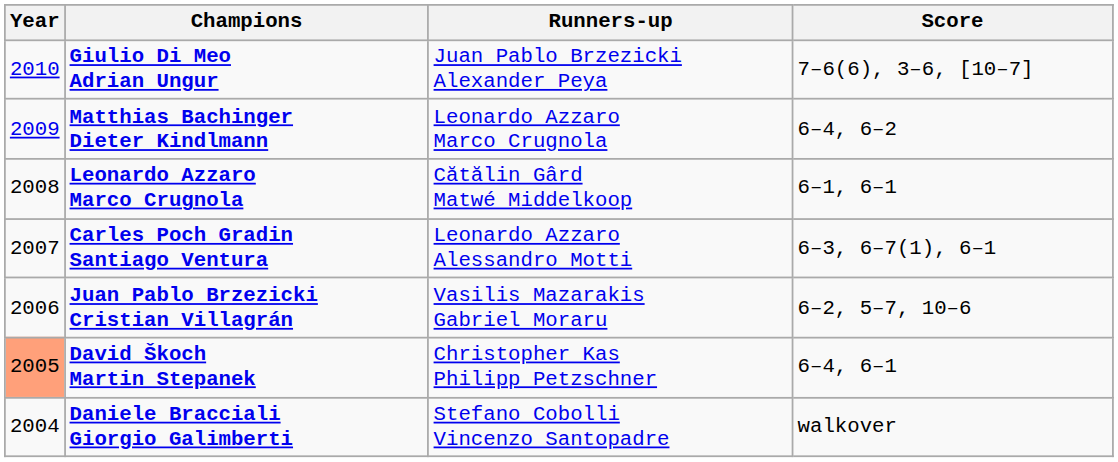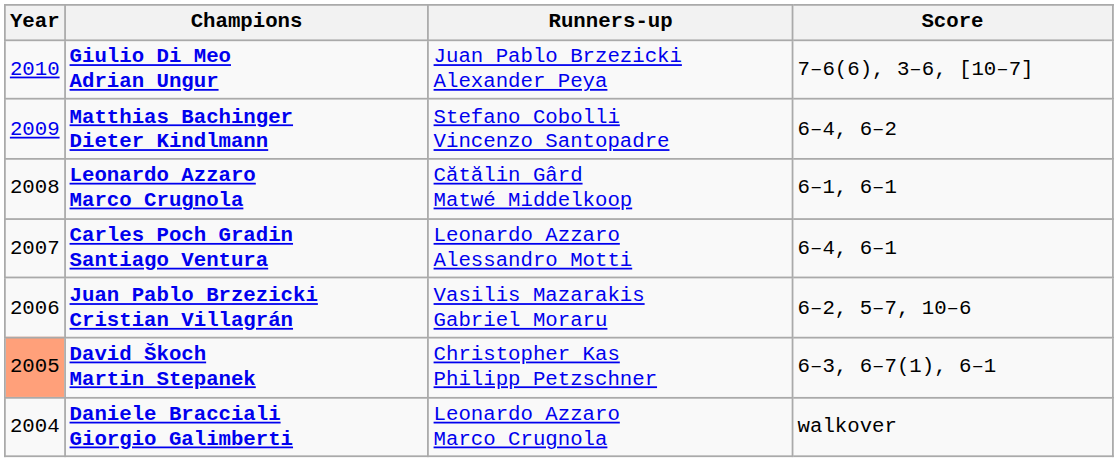(527, 129) Leonardo Azzaro Marco Crugnola -> (552, 129) Stefano Cobolli Vincenzo Santopadre
(897, 248) 6–3, 6–7(1), 6–1 -> (847, 248) 6–4, 6–1
(847, 367) 6–4, 6–1 -> (897, 367) 6–3, 6–7(1), 6–1
(552, 427) Stefano Cobolli Vincenzo Santopadre -> (527, 427) Leonardo Azzaro Marco Crugnola
